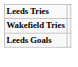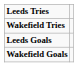+ row: (37, 54)
